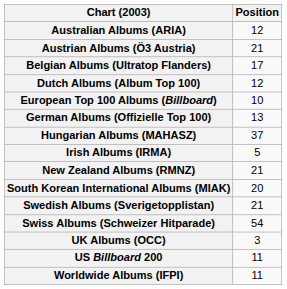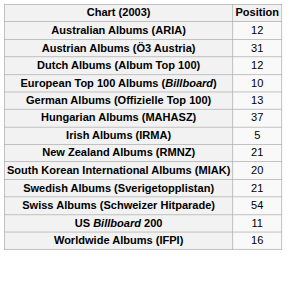(257, 48) 21 -> (257, 48) 31
- row: (119, 65)
- row: (119, 240)
(257, 275) 11 -> (257, 240) 16
